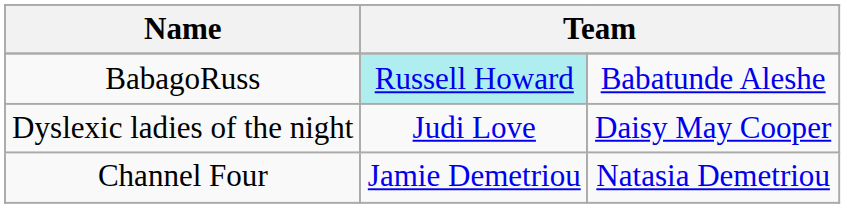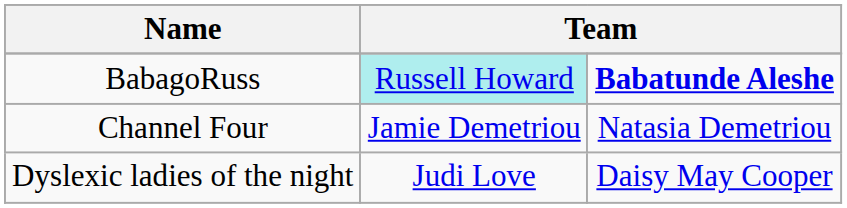(713, 78) normal -> (714, 78) bold
rows swapped: (183, 176) <-> (183, 127)
